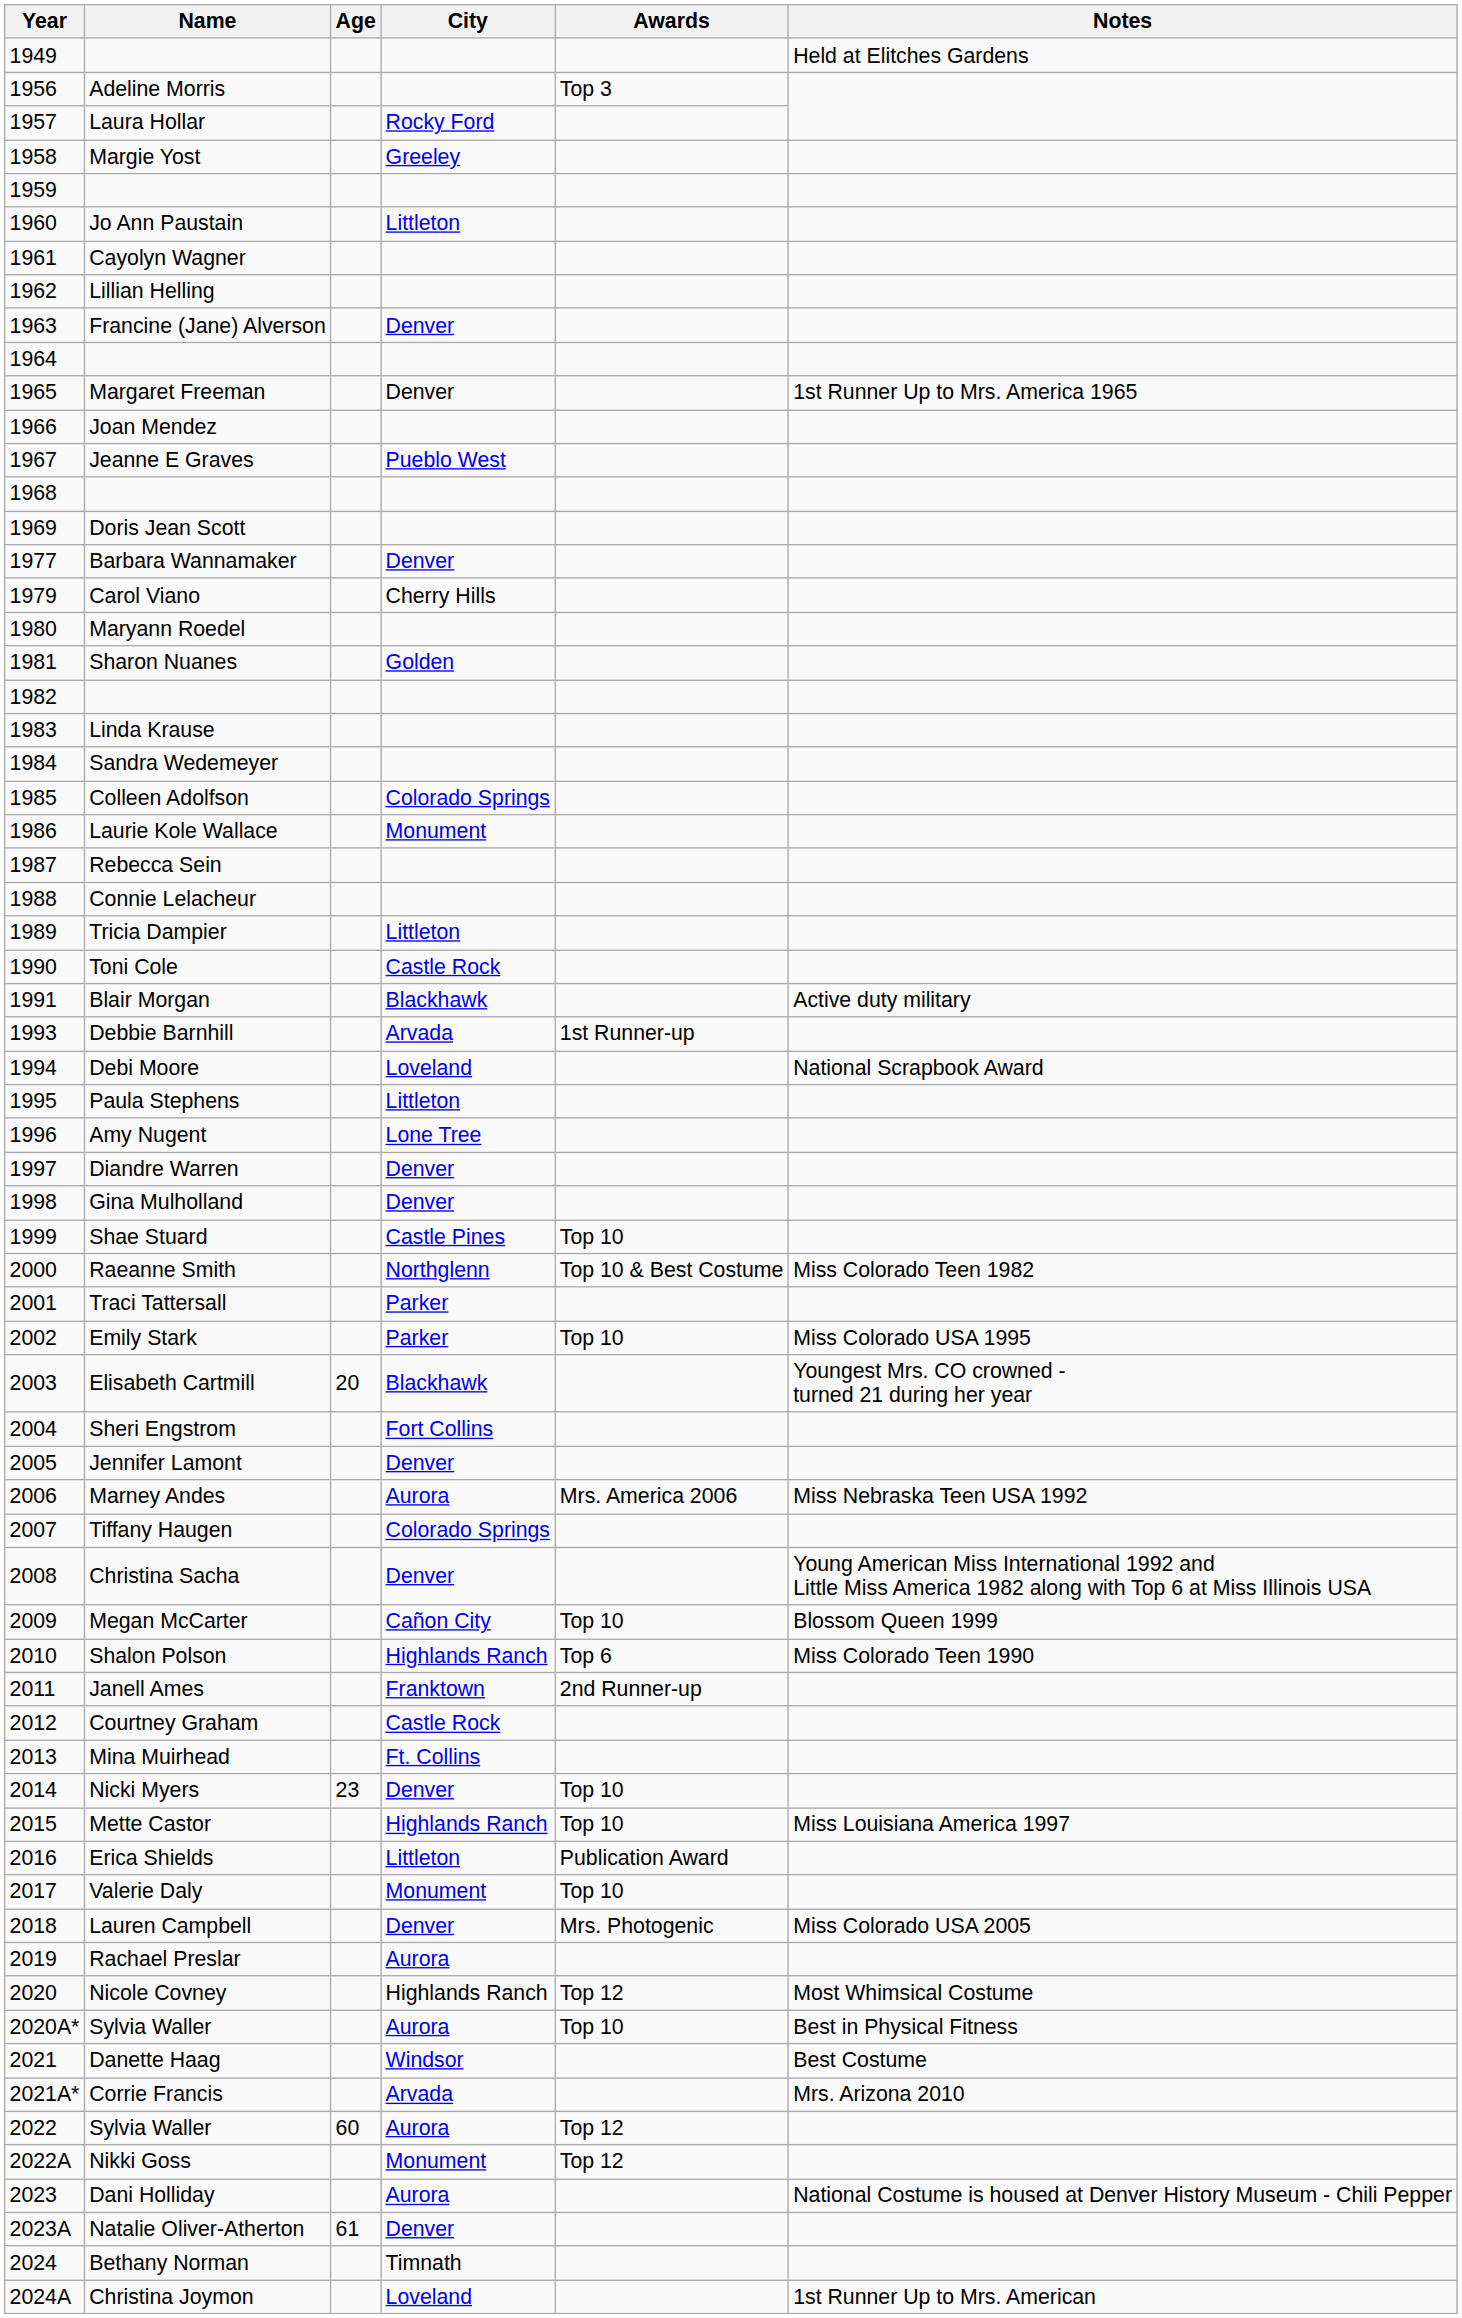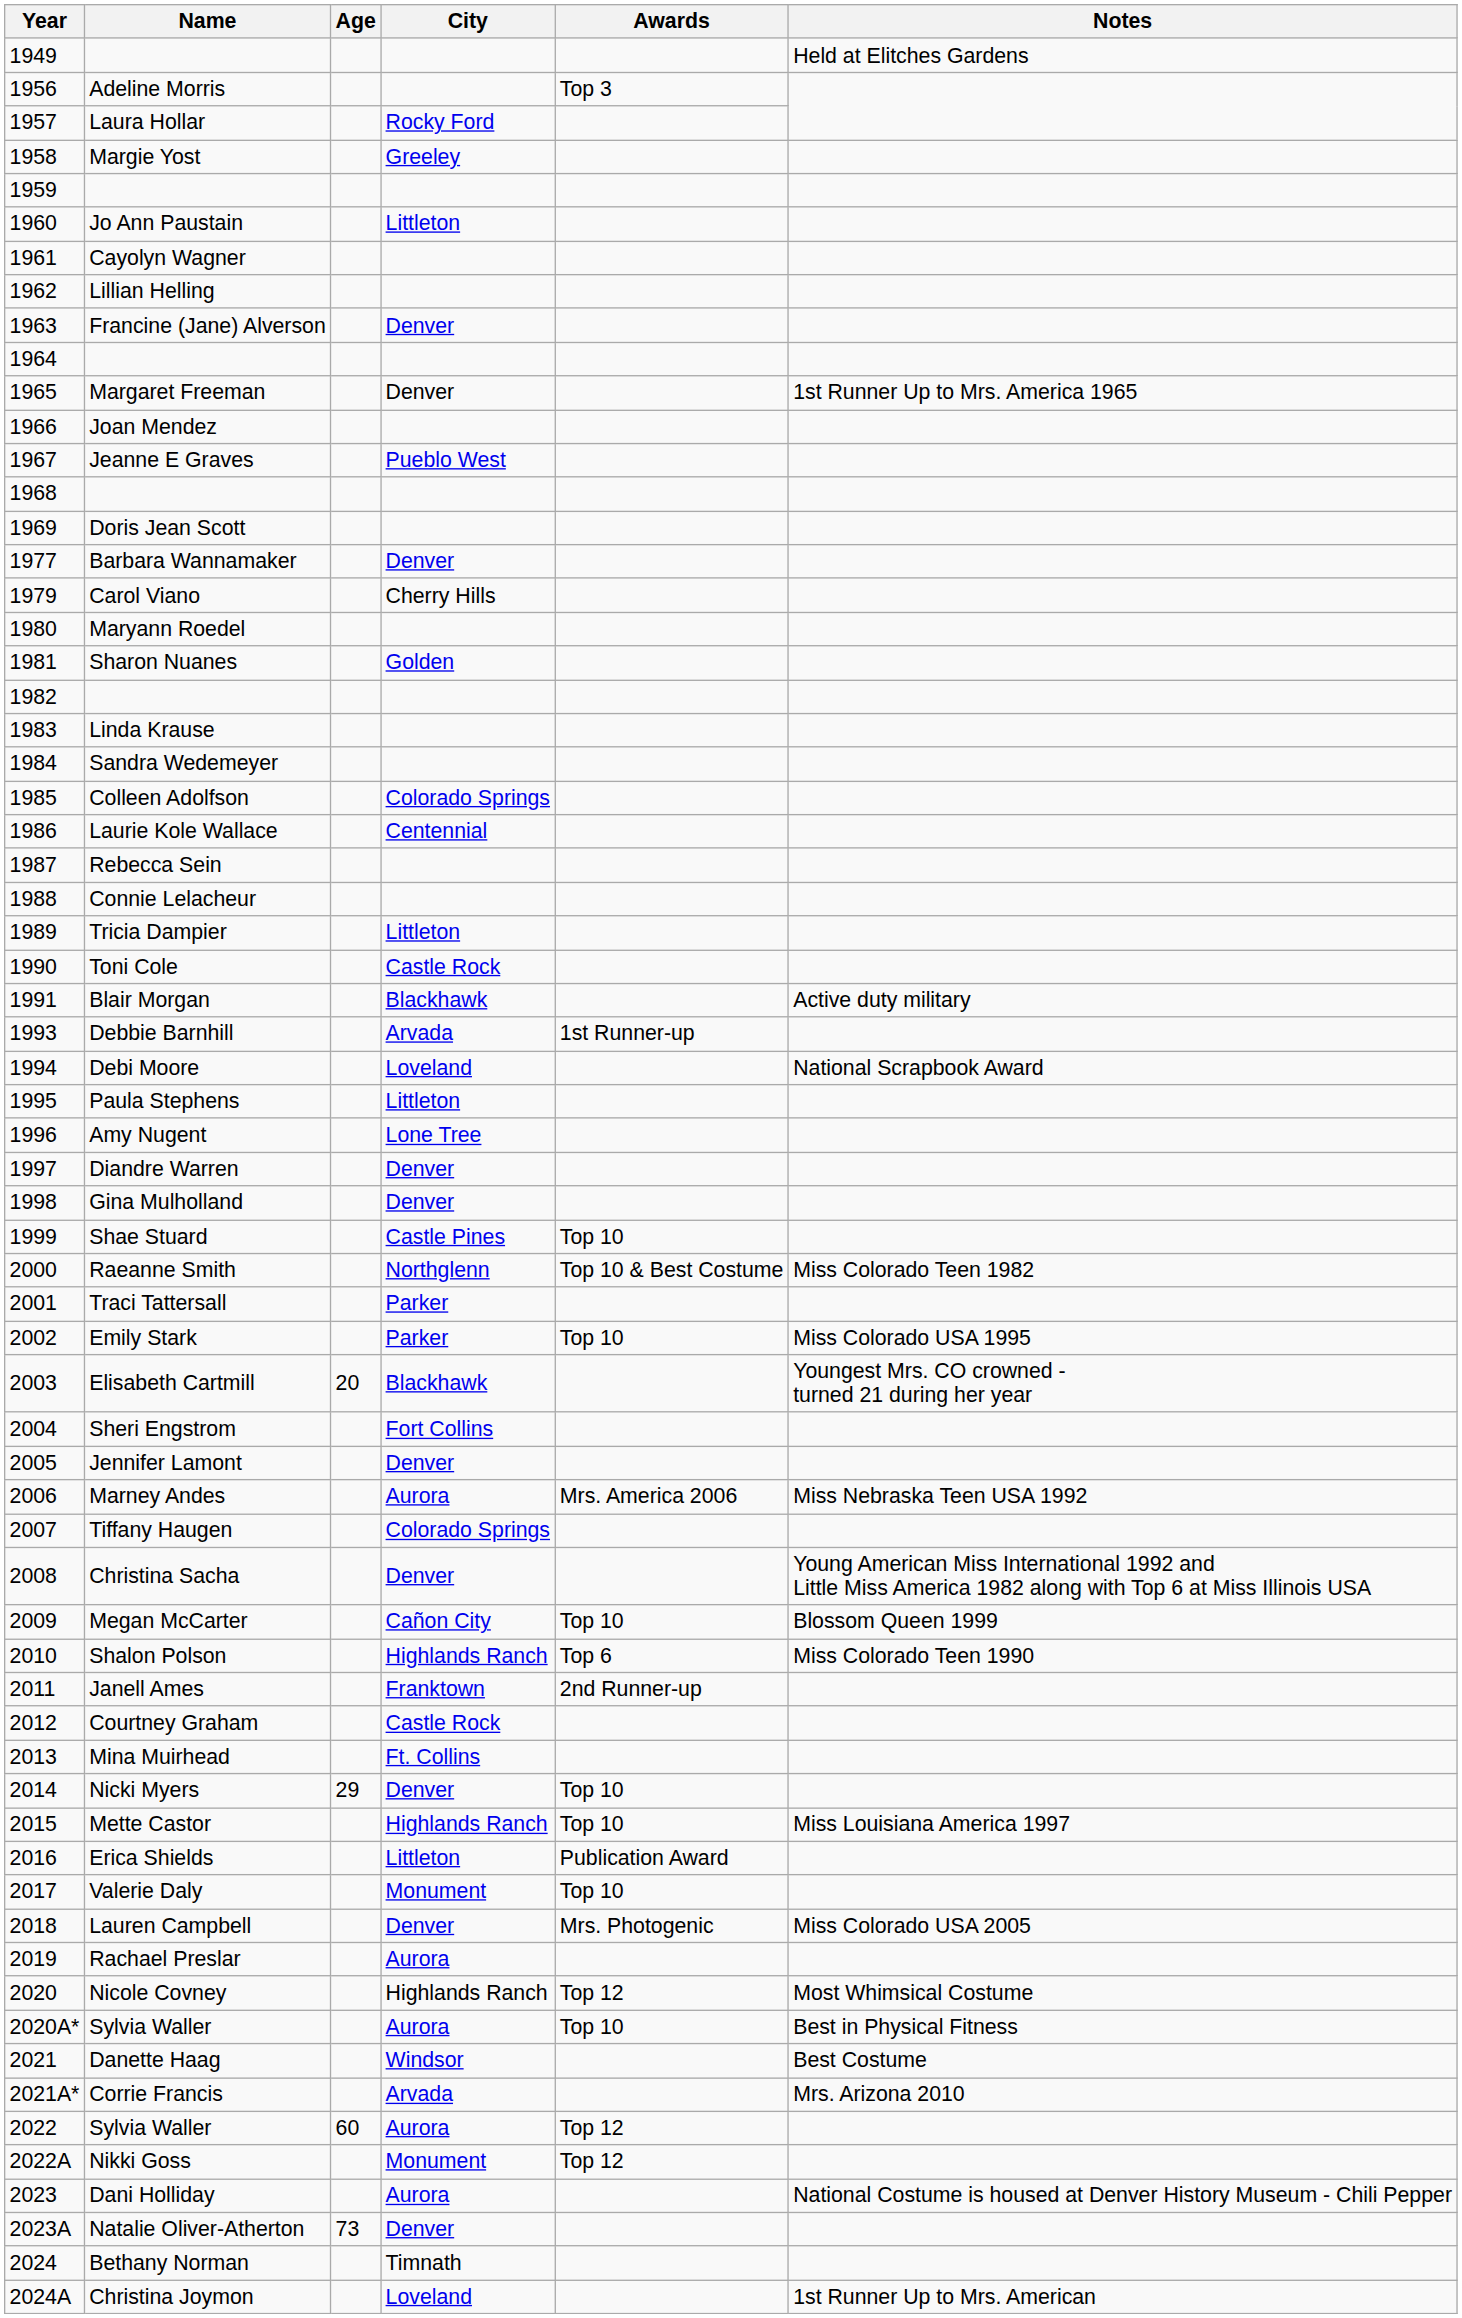(436, 831) Monument -> (436, 831) Centennial
(347, 1790) 23 -> (347, 1790) 29
(347, 2229) 61 -> (347, 2229) 73
